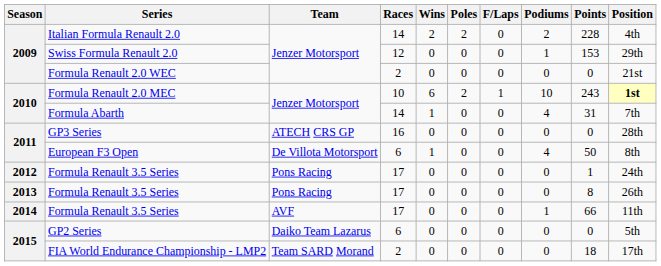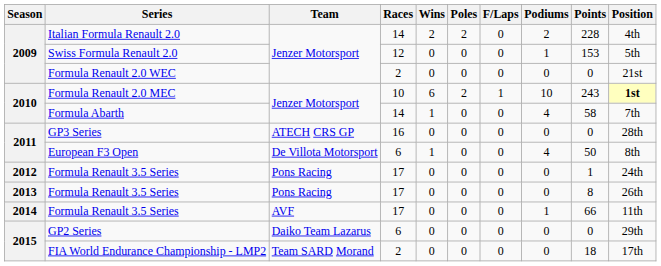(632, 54) 29th -> (632, 54) 5th
(590, 113) 31 -> (590, 113) 58
(632, 231) 5th -> (632, 231) 29th
